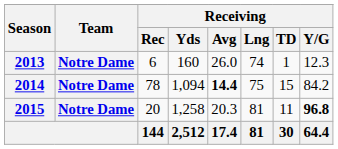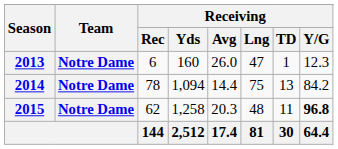(257, 62) 74 -> (257, 62) 47
(224, 86) bold -> (224, 86) normal
(286, 86) 15 -> (286, 86) 13
(153, 109) 20 -> (153, 109) 62
(257, 109) 81 -> (257, 109) 48
